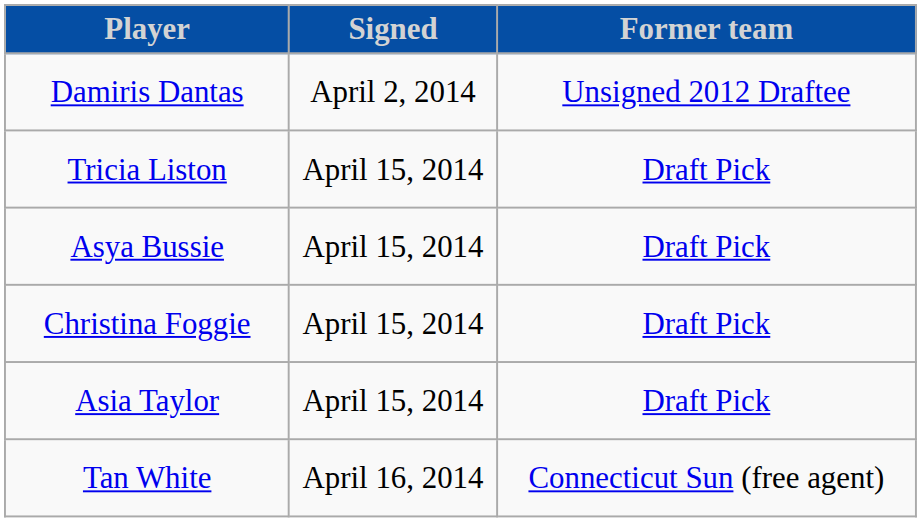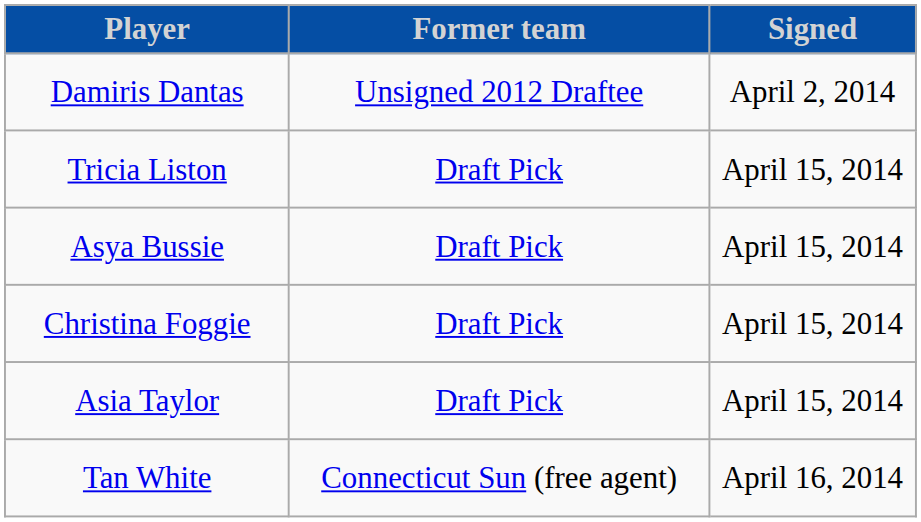columns swapped: (393, 28) <-> (706, 28)
